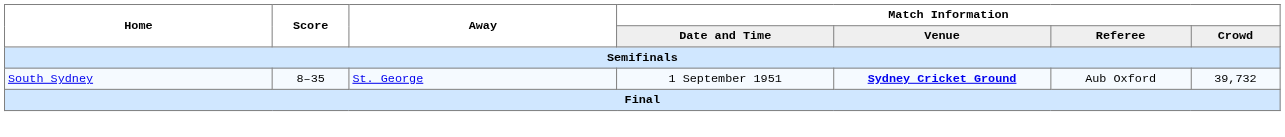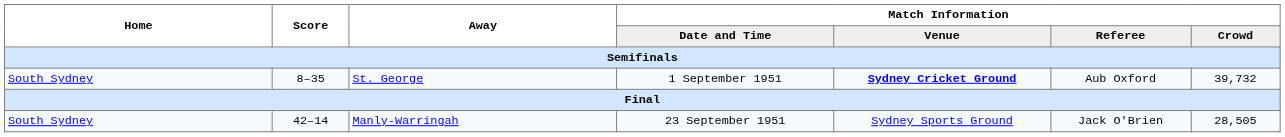+ row: (311, 121)
